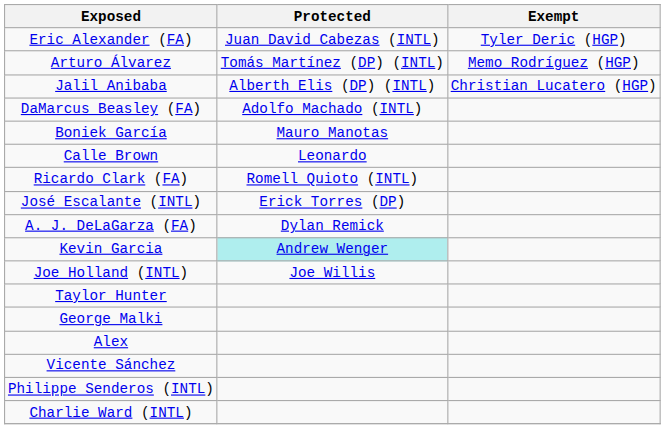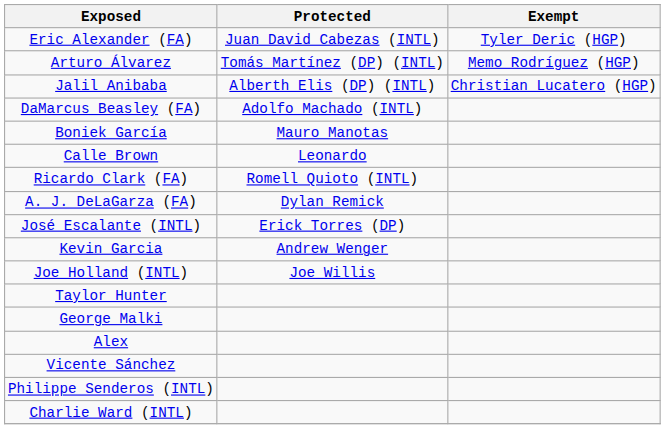rows swapped: (111, 226) <-> (111, 203)
(332, 249) paleturquoise background -> (332, 249) no background
